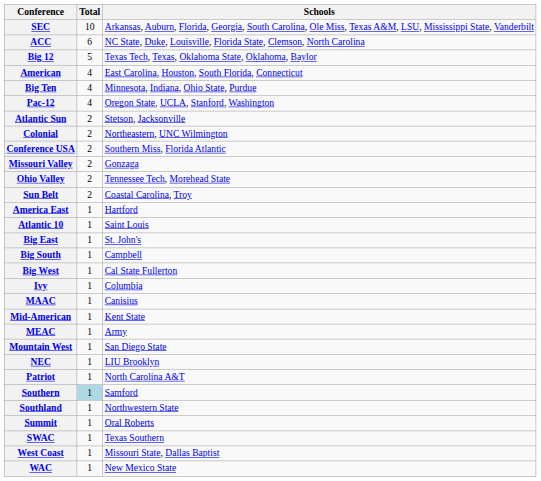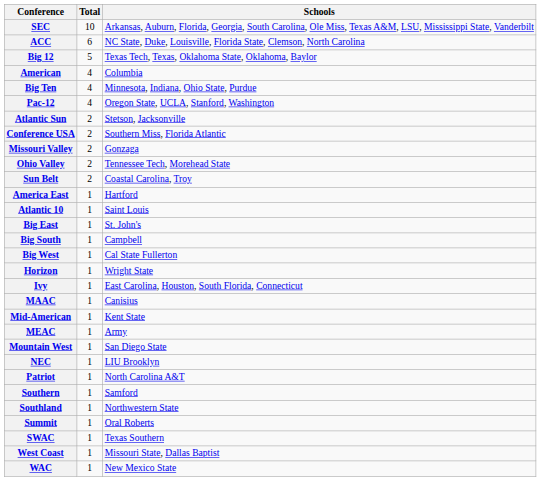(204, 73) East Carolina, Houston, South Florida, Connecticut -> (124, 73) Columbia
- row: (41, 133)
+ row: (41, 270)
(124, 286) Columbia -> (204, 286) East Carolina, Houston, South Florida, Connecticut
(90, 392) lightblue background -> (90, 392) no background
